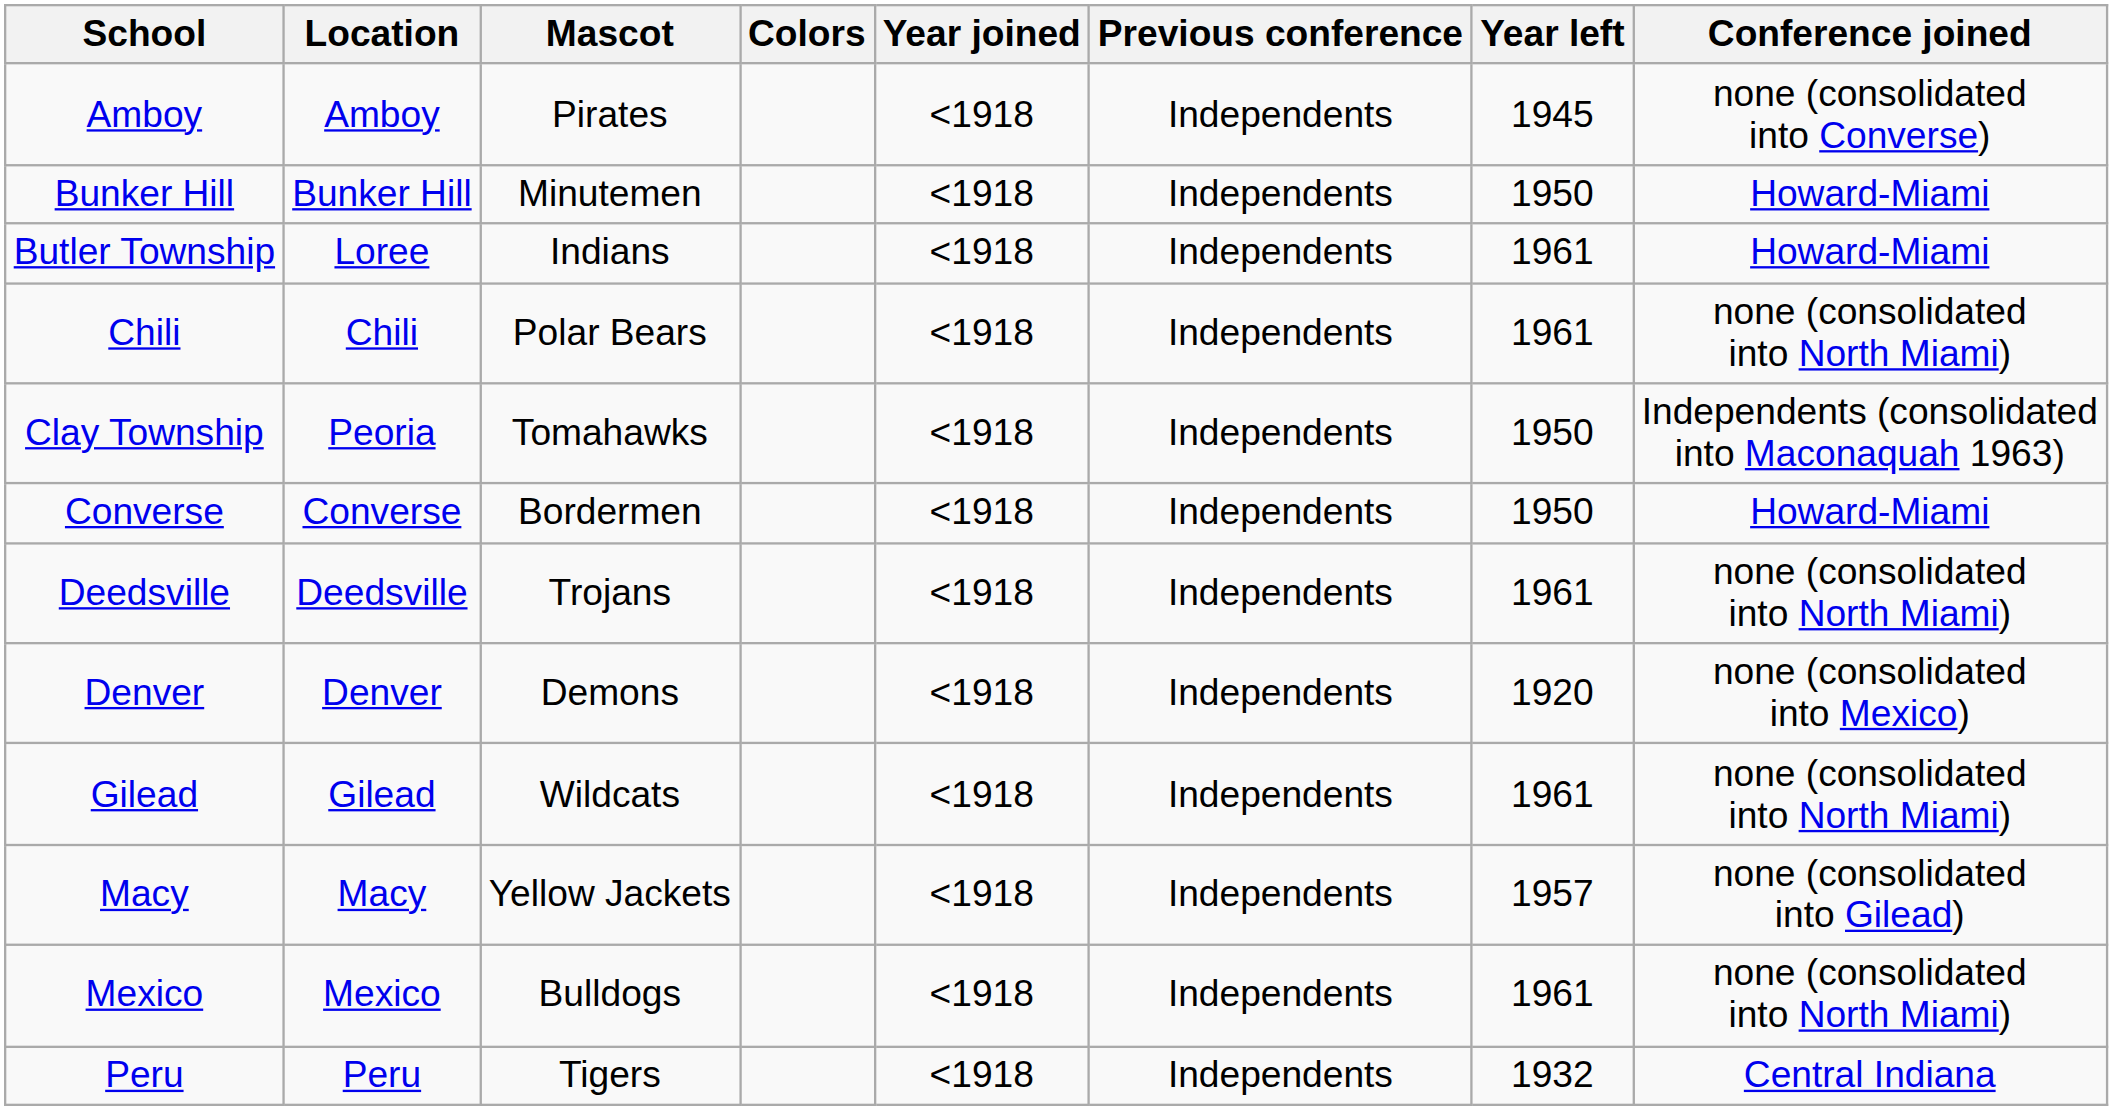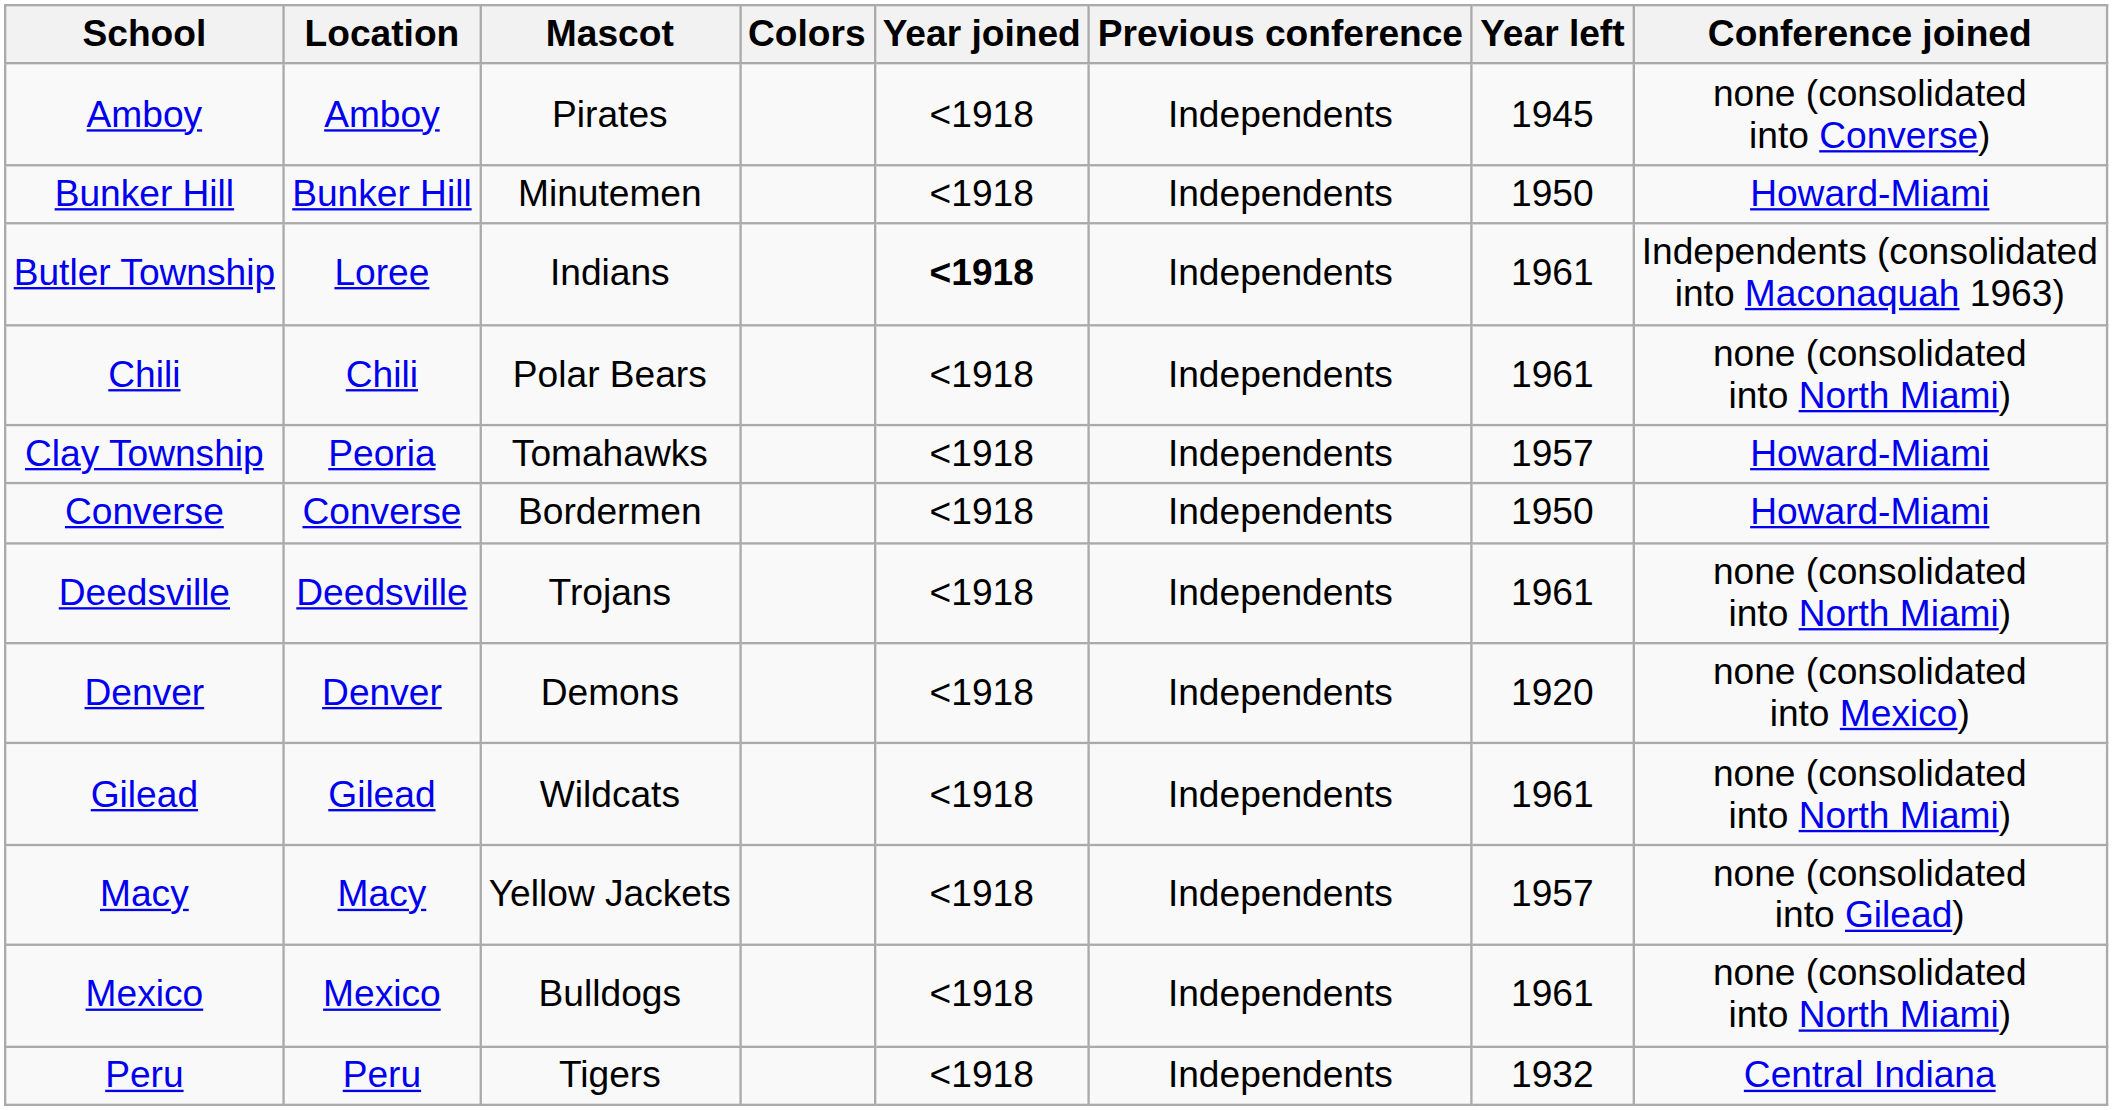(982, 252) normal -> (982, 273) bold
(1870, 252) Howard-Miami -> (1870, 273) Independents (consolidated into Maconaquah 1963)
(1552, 432) 1950 -> (1552, 453) 1957
(1870, 432) Independents (consolidated into Maconaquah 1963) -> (1870, 453) Howard-Miami
